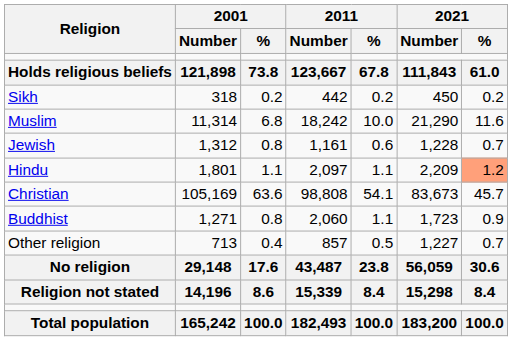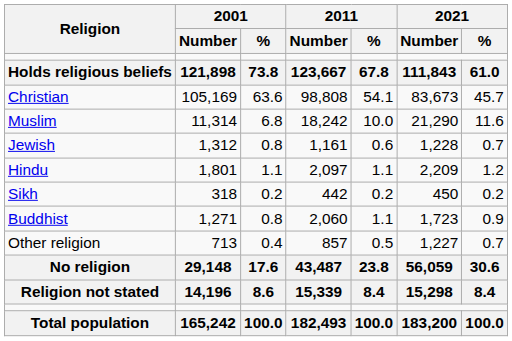rows swapped: (38, 194) <-> (23, 96)
(493, 169) lightsalmon background -> (493, 169) no background
